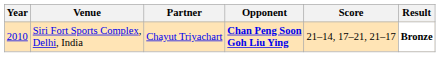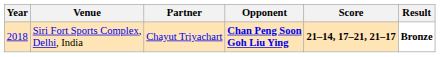(17, 37) 2010 -> (17, 37) 2018
(351, 37) normal -> (351, 37) bold
